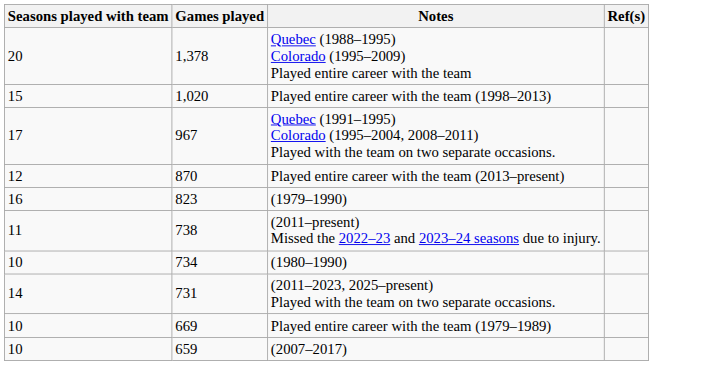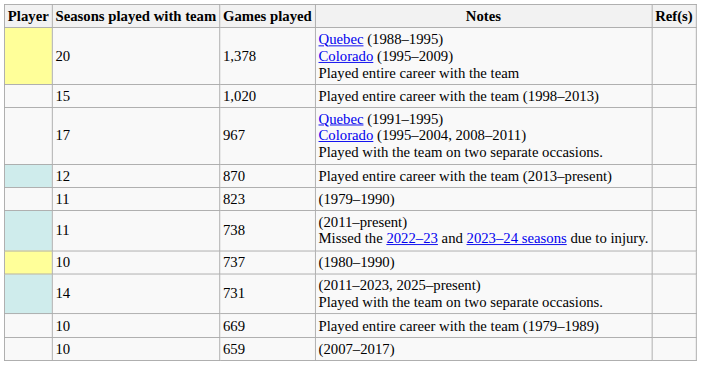+ column: (28, 16)
(15, 199) 16 -> (63, 199) 11
(186, 262) 734 -> (234, 262) 737
